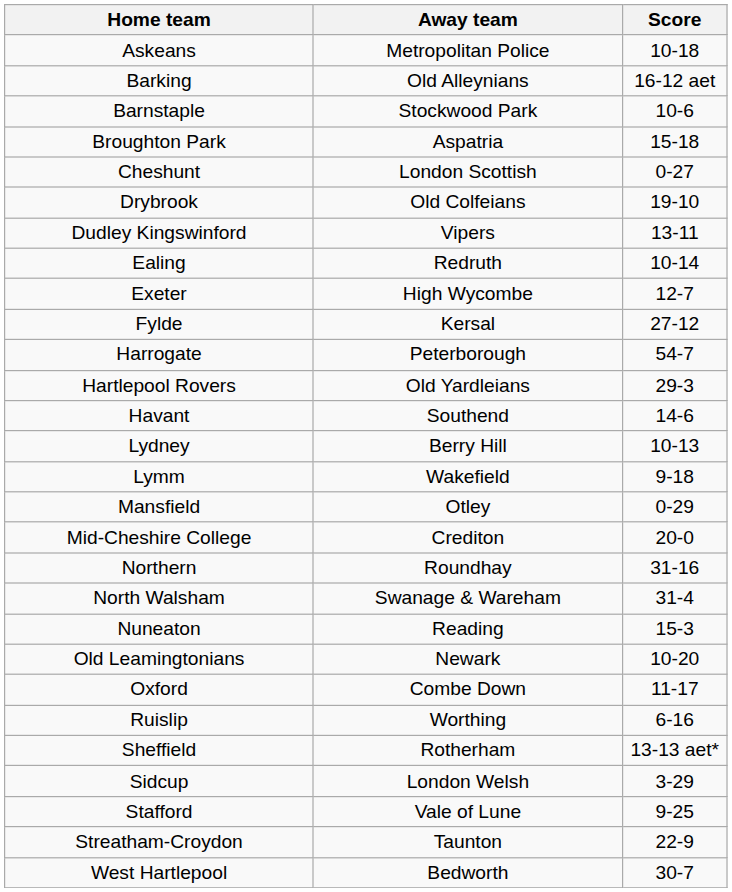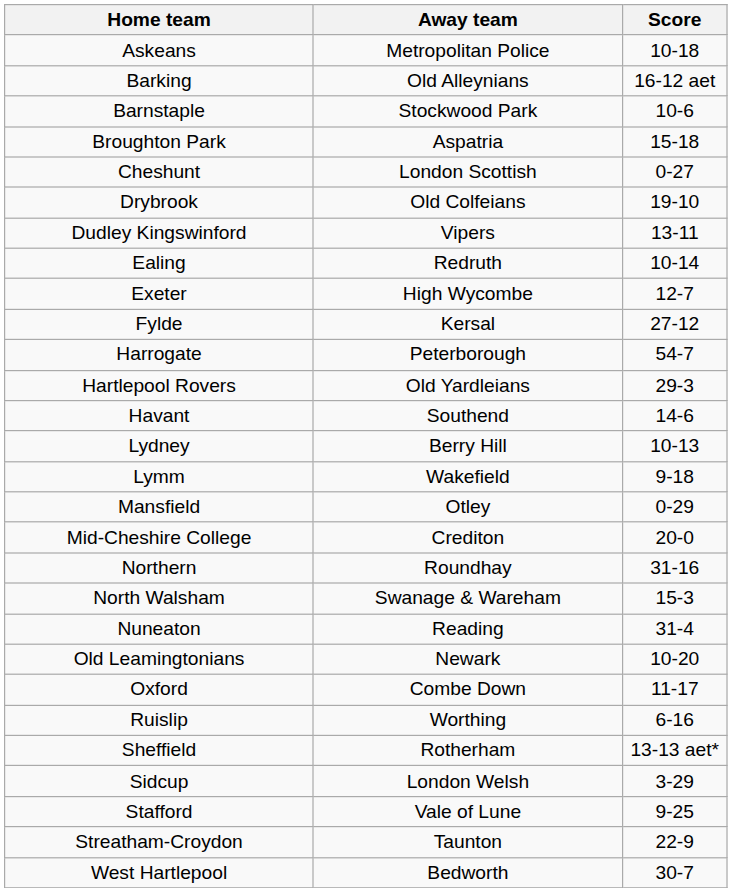(675, 598) 31-4 -> (675, 598) 15-3
(675, 628) 15-3 -> (675, 628) 31-4
